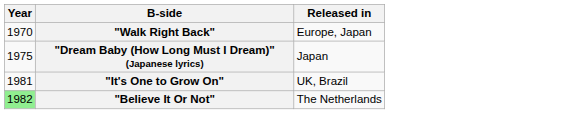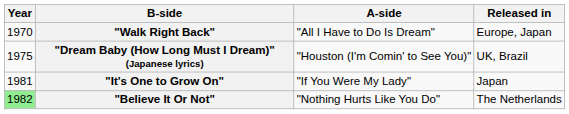+ column: (384, 13)
(312, 56) Japan -> (502, 56) UK, Brazil
(322, 81) UK, Brazil -> (492, 81) Japan
